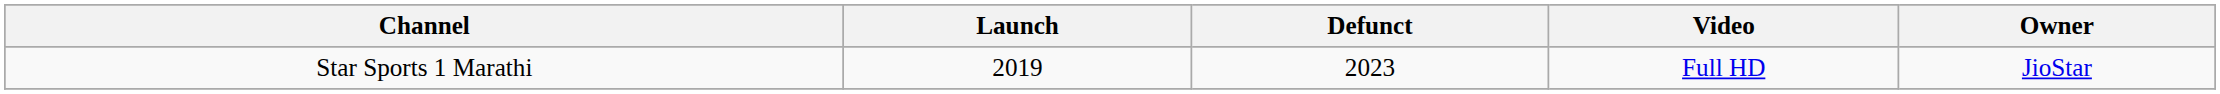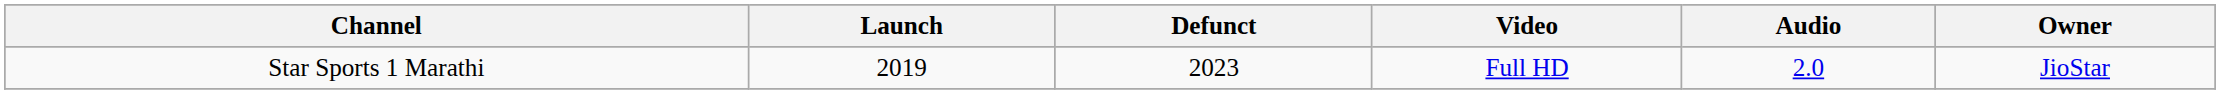+ column: (1808, 25)
